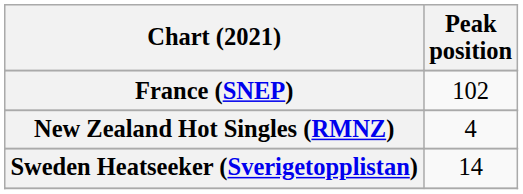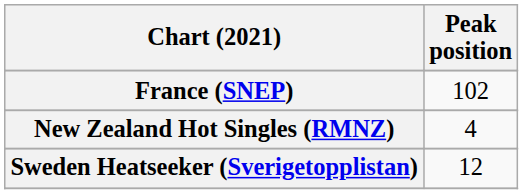(471, 167) 14 -> (471, 167) 12
